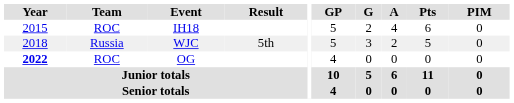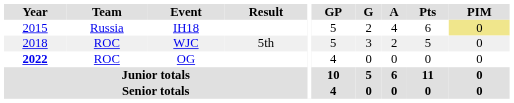(107, 27) ROC -> (107, 27) Russia
(479, 27) no background -> (479, 27) khaki background
(107, 43) Russia -> (107, 43) ROC
